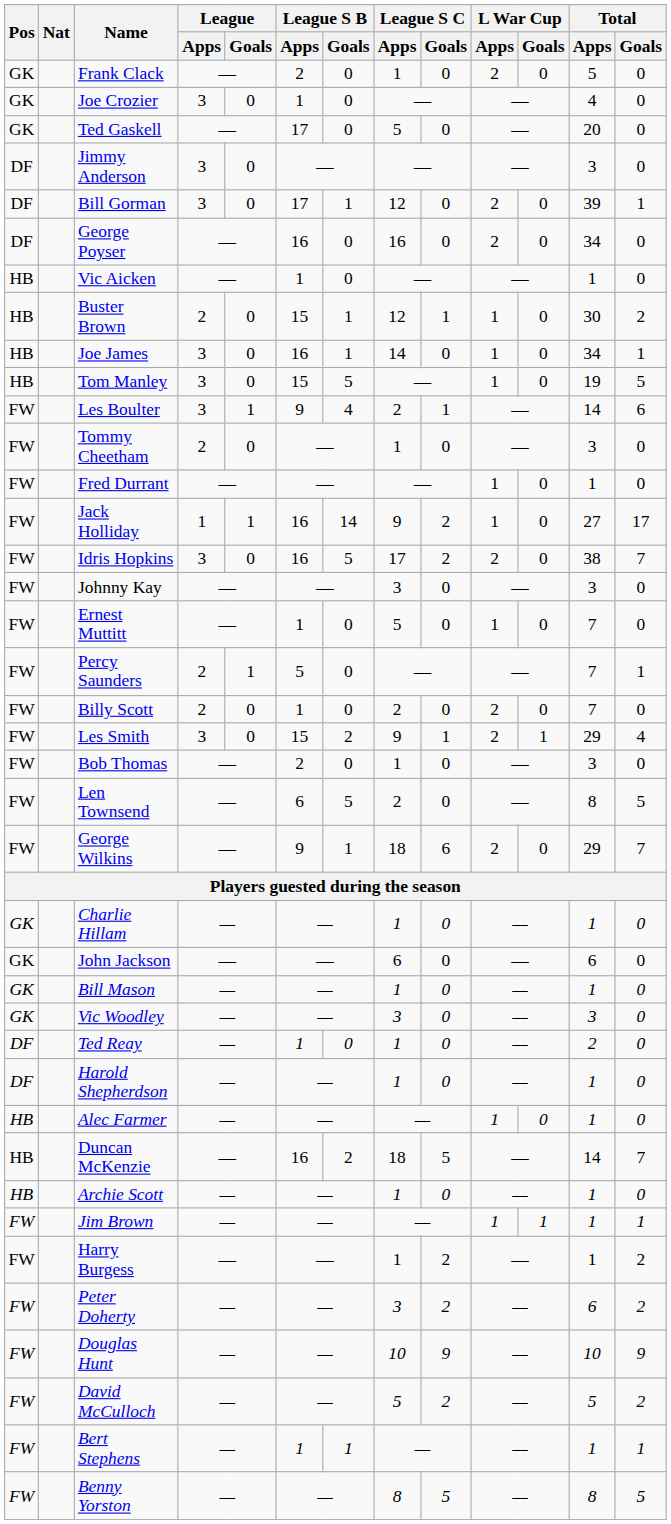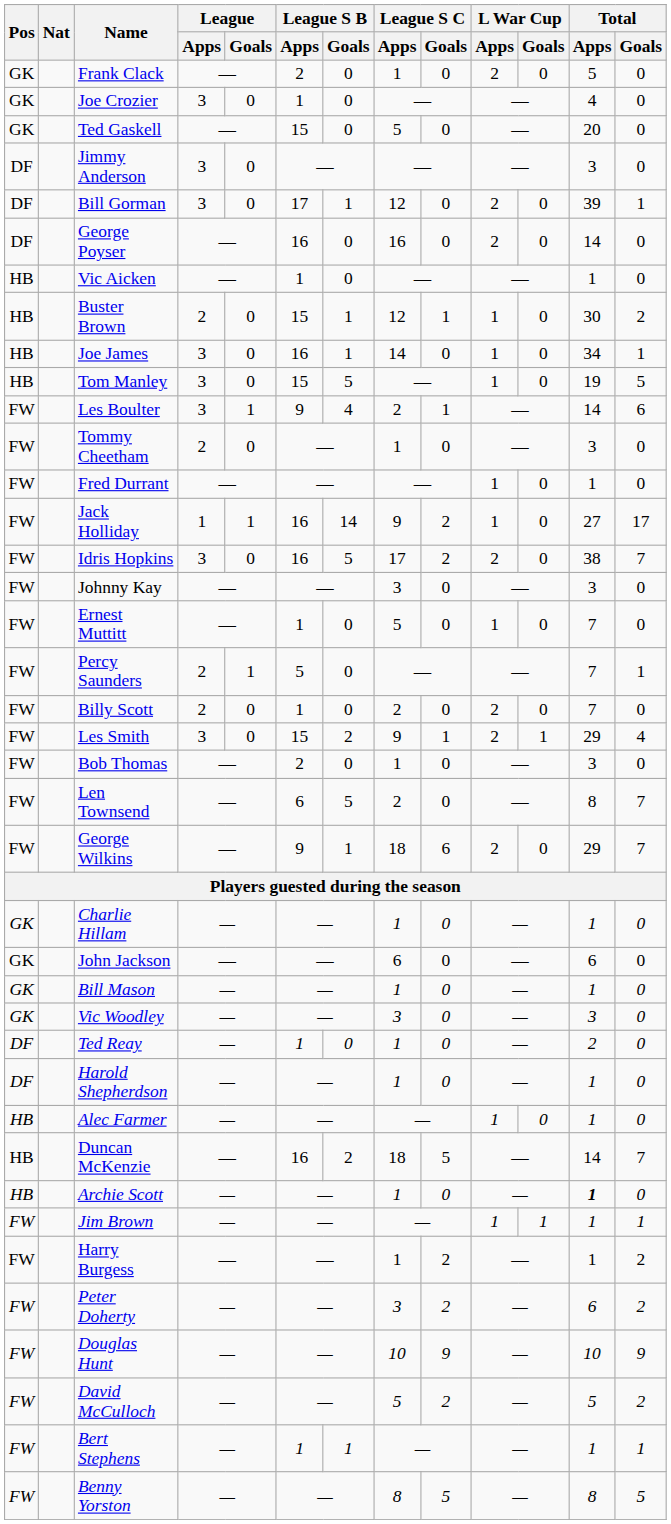(300, 128) 17 -> (300, 128) 15
(592, 241) 34 -> (592, 241) 14
(641, 801) 5 -> (641, 801) 7
(592, 1194) normal -> (592, 1194) bold
